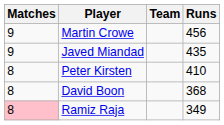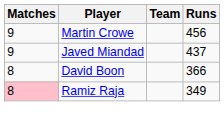(196, 52) 435 -> (196, 52) 437
- row: (97, 71)
(196, 91) 368 -> (196, 71) 366
